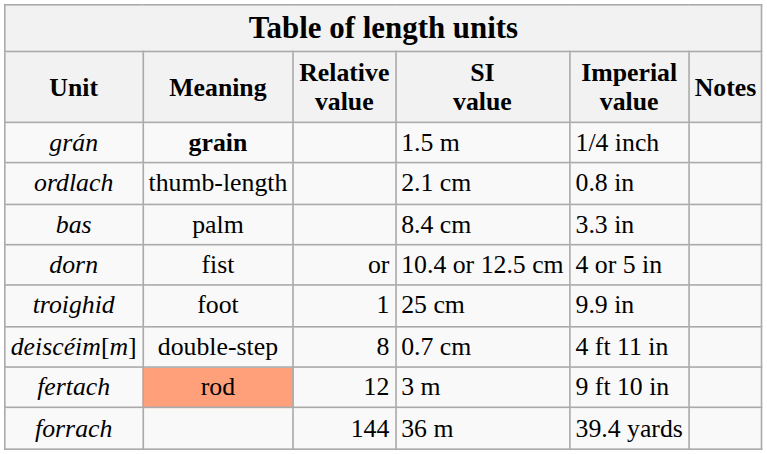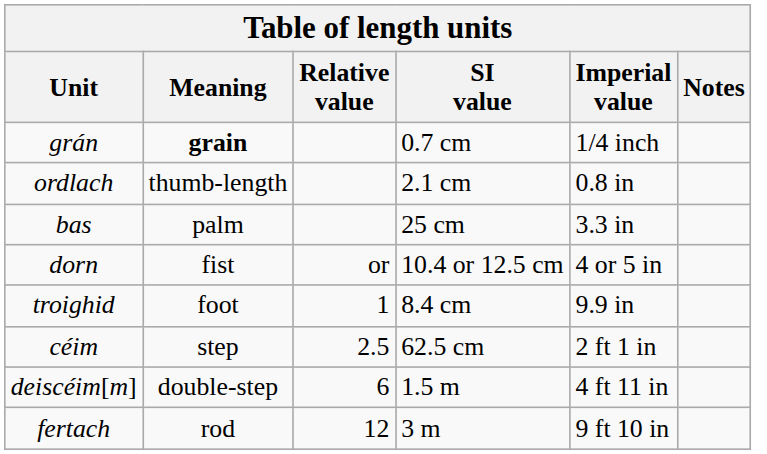(431, 142) 1.5 m -> (436, 142) 0.7 cm
(436, 223) 8.4 cm -> (433, 223) 25 cm
(433, 305) 25 cm -> (436, 305) 8.4 cm
+ row: (74, 346)
(383, 346) 8 -> (383, 387) 6
(436, 346) 0.7 cm -> (431, 387) 1.5 m
(218, 387) lightsalmon background -> (218, 428) no background
- row: (74, 428)
